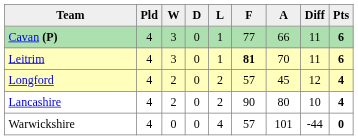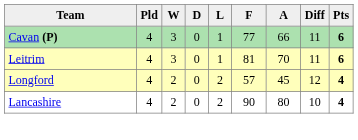(249, 58) bold -> (249, 58) normal
- row: (42, 124)
